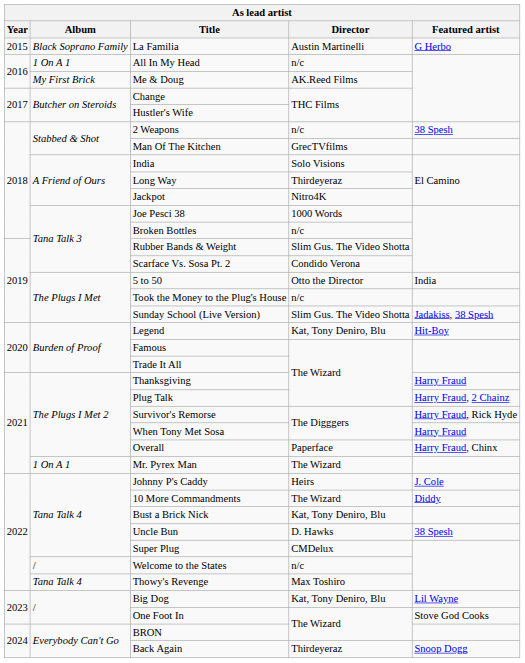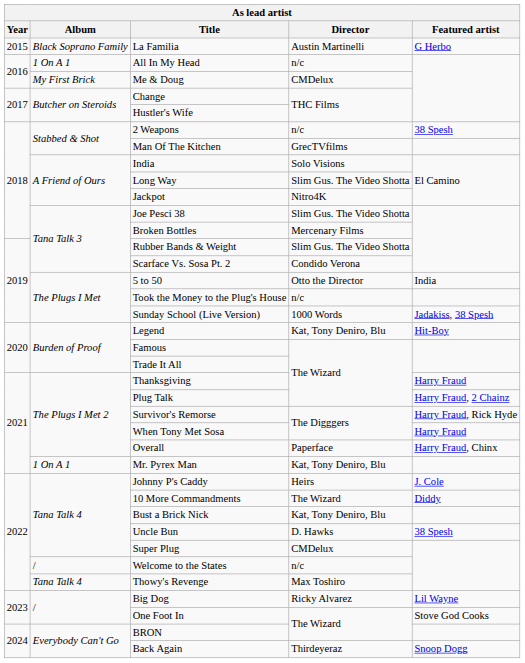(324, 79) AK.Reed Films -> (312, 79) CMDelux
(317, 180) Thirdeyeraz -> (350, 180) Slim Gus. The Video Shotta
(317, 213) 1000 Words -> (350, 213) Slim Gus. The Video Shotta
(298, 230) n/c -> (327, 230) Mercenary Films
(350, 314) Slim Gus. The Video Shotta -> (317, 314) 1000 Words
(316, 465) The Wizard -> (338, 465) Kat, Tony Deniro, Blu
(338, 599) Kat, Tony Deniro, Blu -> (322, 599) Ricky Alvarez
